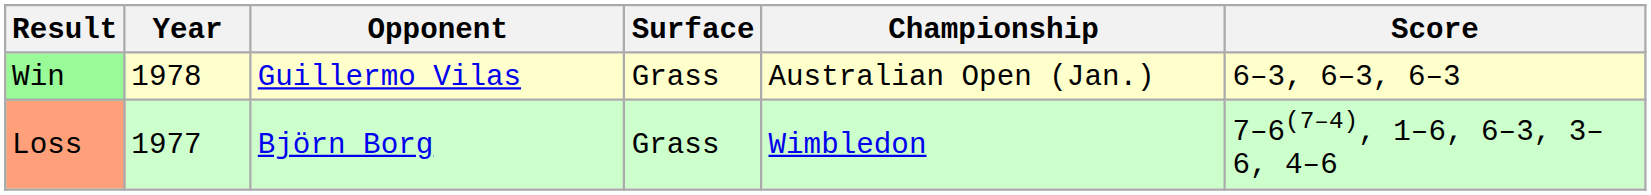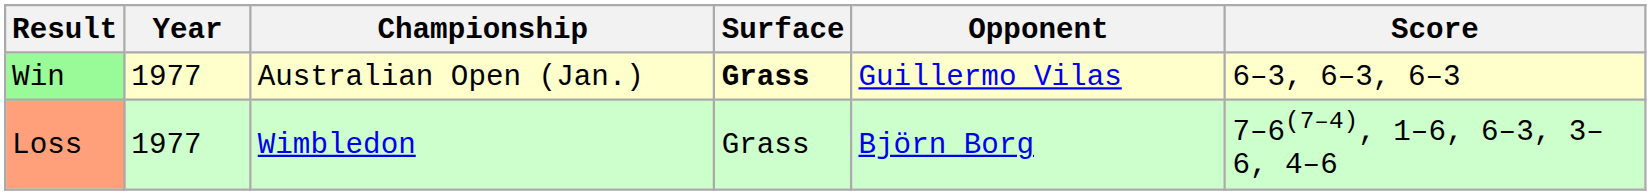columns swapped: (993, 29) <-> (438, 29)
(166, 77) 1978 -> (166, 77) 1977
(676, 77) normal -> (766, 77) bold
